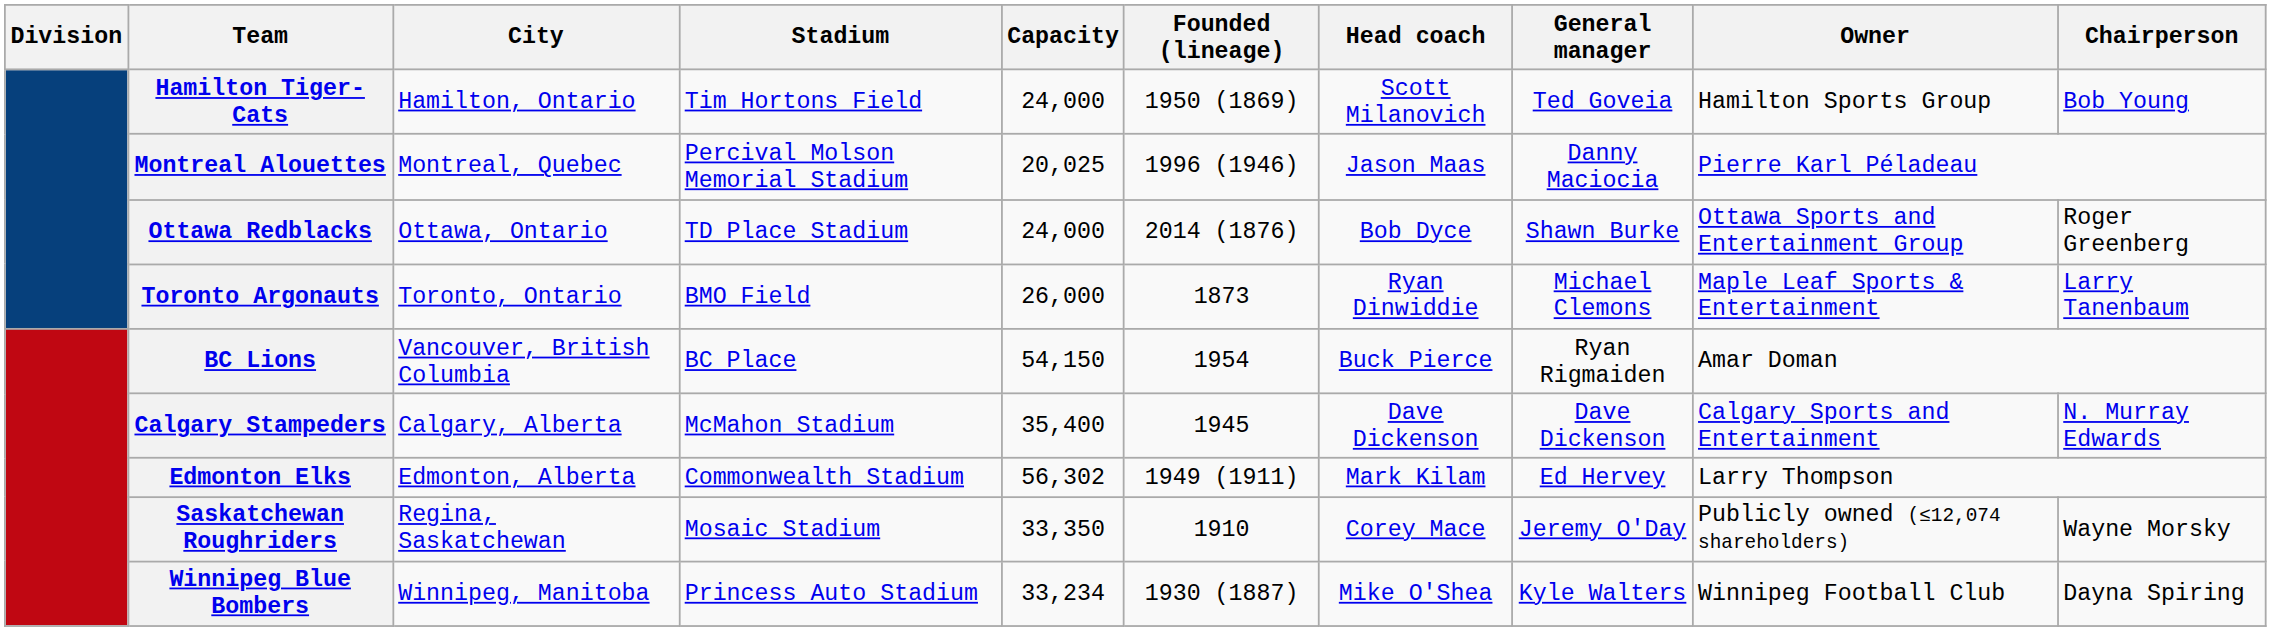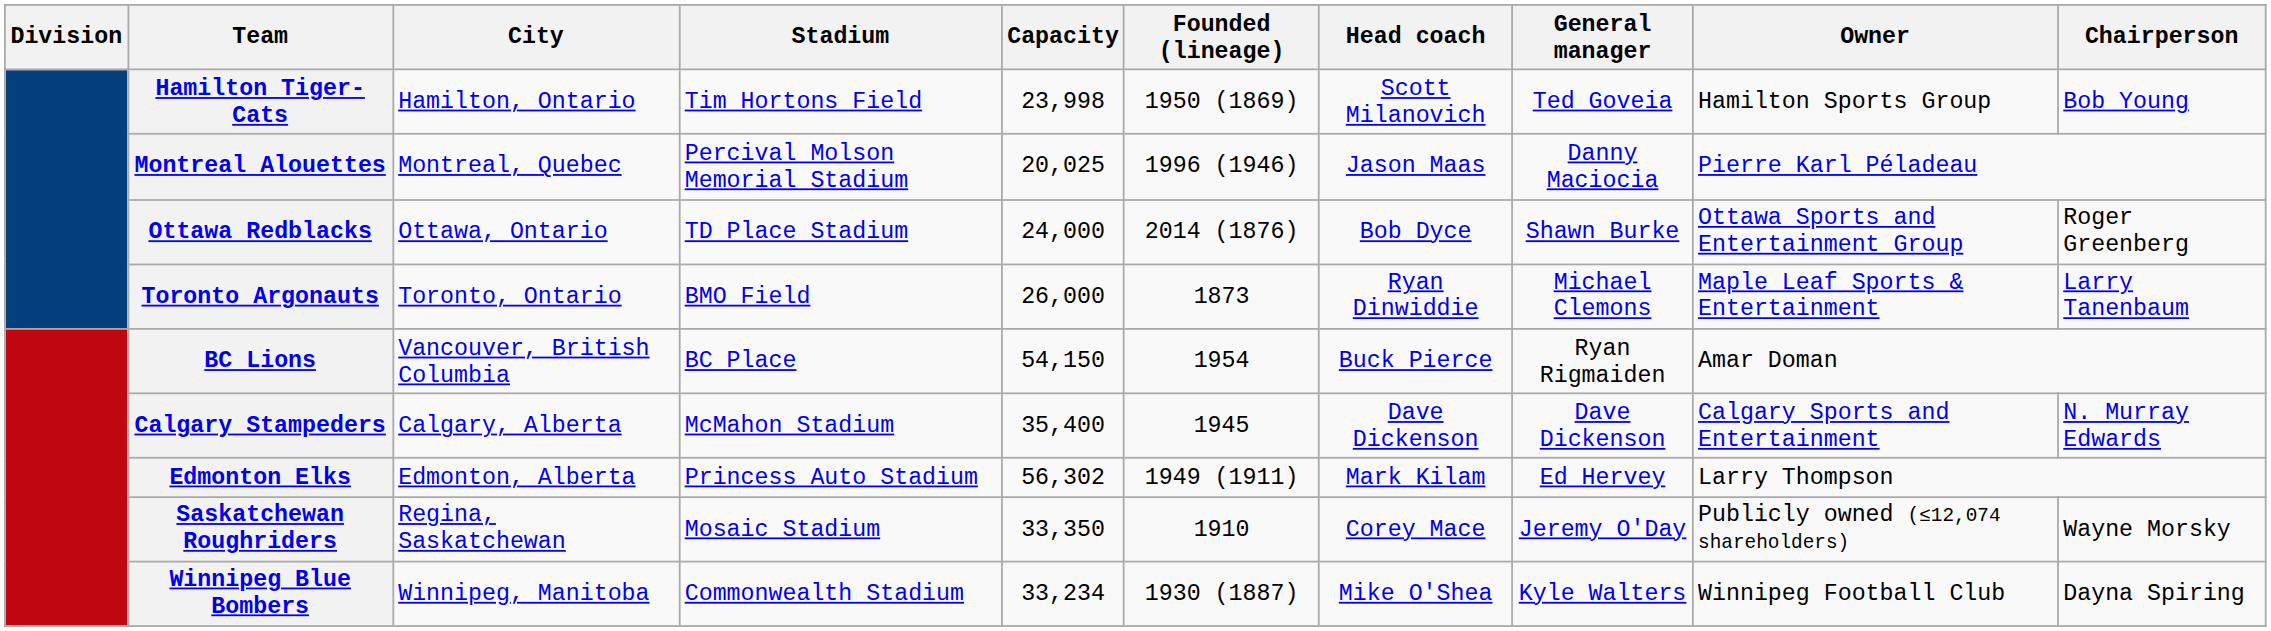(1063, 102) 24,000 -> (1063, 102) 23,998
(824, 477) Commonwealth Stadium -> (831, 477) Princess Auto Stadium
(831, 593) Princess Auto Stadium -> (824, 593) Commonwealth Stadium
